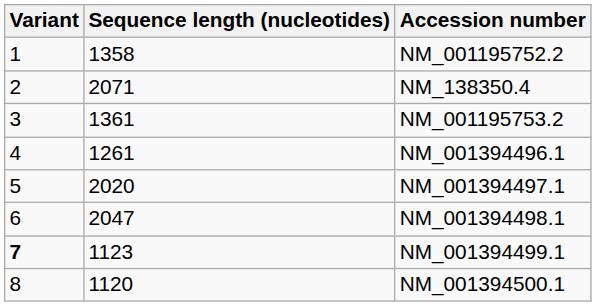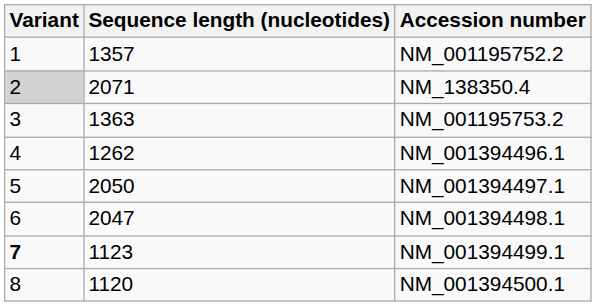(112, 53) 1358 -> (112, 53) 1357
(15, 86) no background -> (15, 86) lightgrey background
(112, 119) 1361 -> (112, 119) 1363
(112, 152) 1261 -> (112, 152) 1262
(112, 185) 2020 -> (112, 185) 2050
